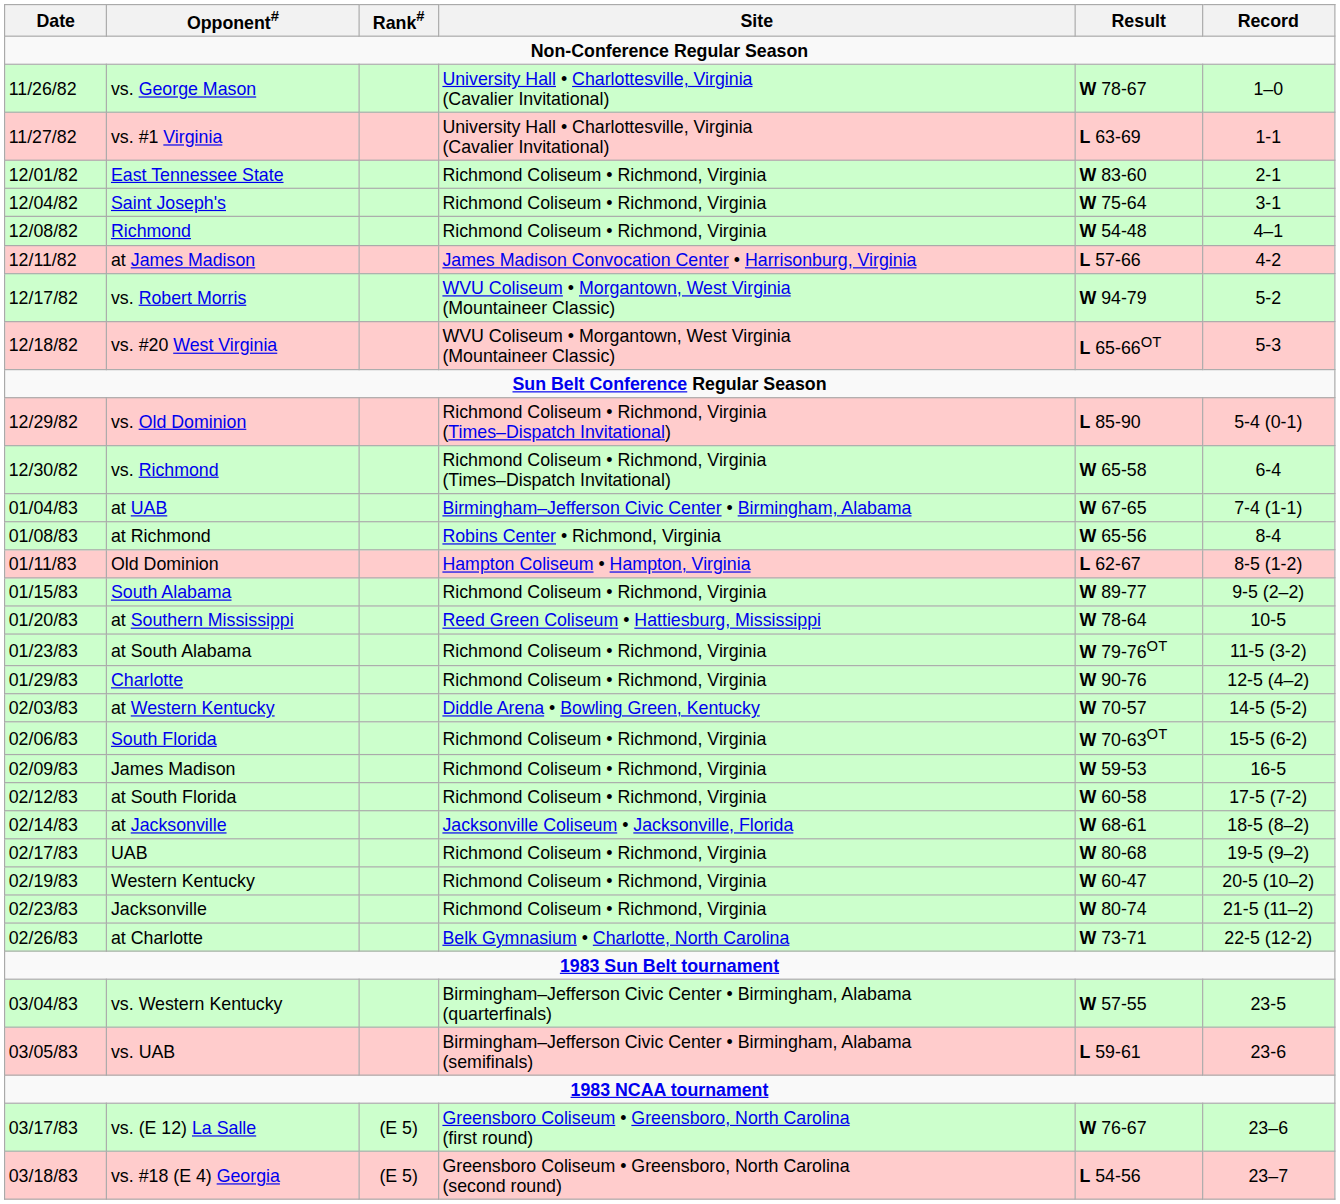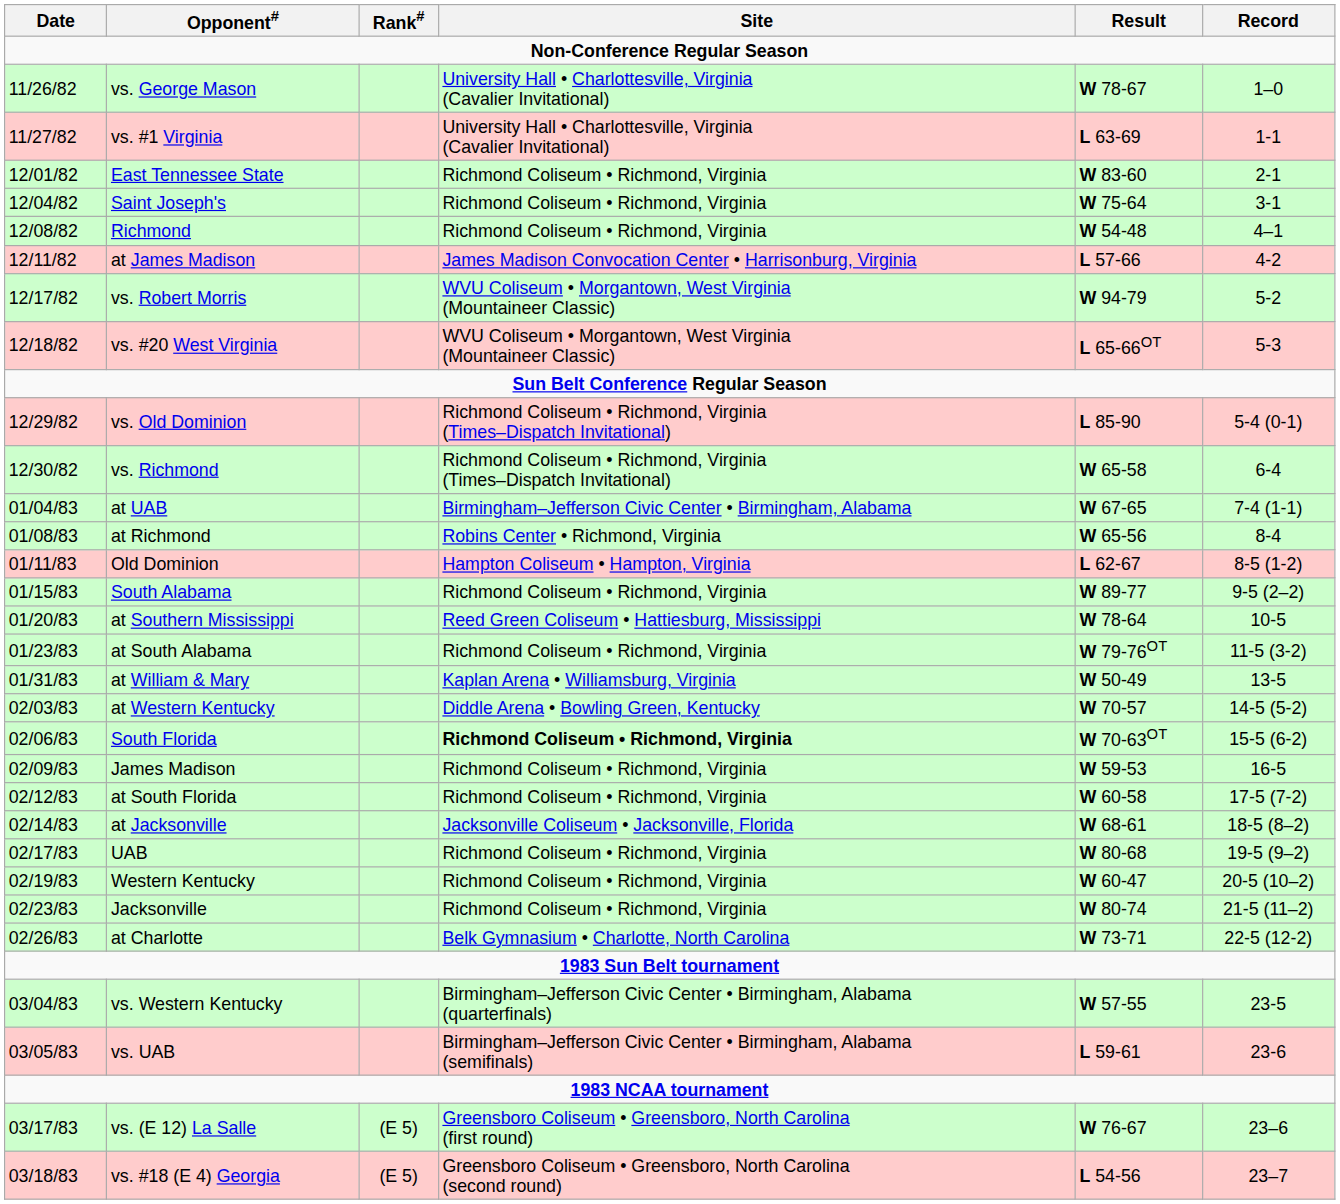- row: (147, 680)
+ row: (180, 680)
(604, 738) normal -> (617, 738) bold
